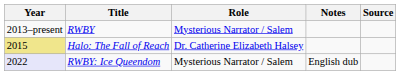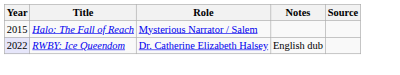- row: (81, 29)
(17, 45) khaki background -> (17, 29) no background
(239, 45) Dr. Catherine Elizabeth Halsey -> (198, 29) Mysterious Narrator / Salem
(233, 62) Mysterious Narrator / Salem -> (203, 45) Dr. Catherine Elizabeth Halsey
